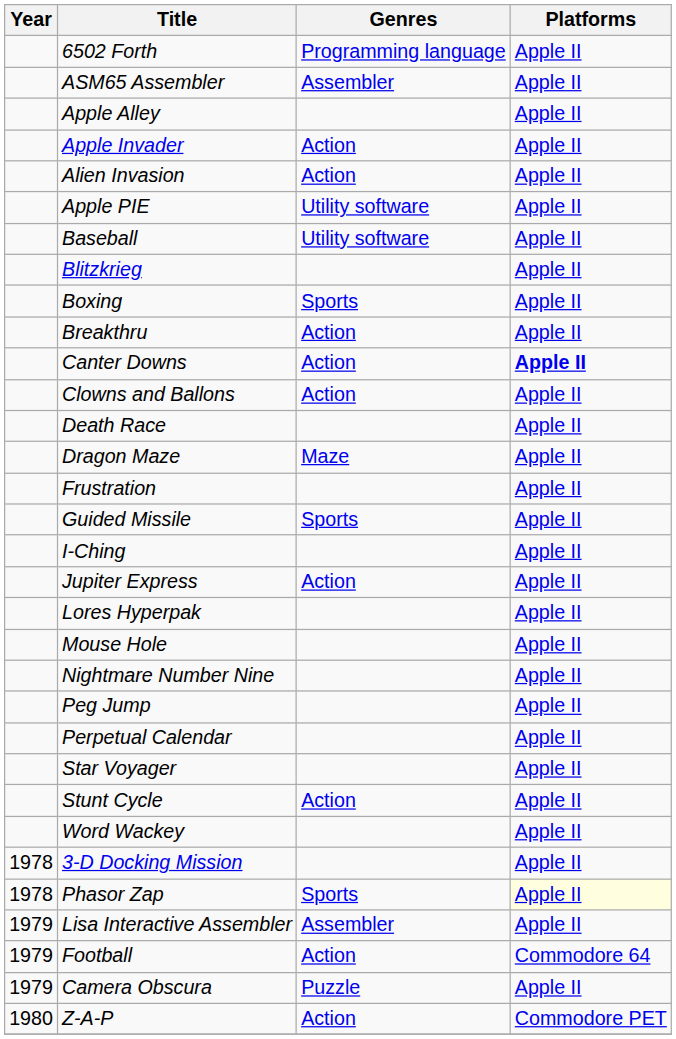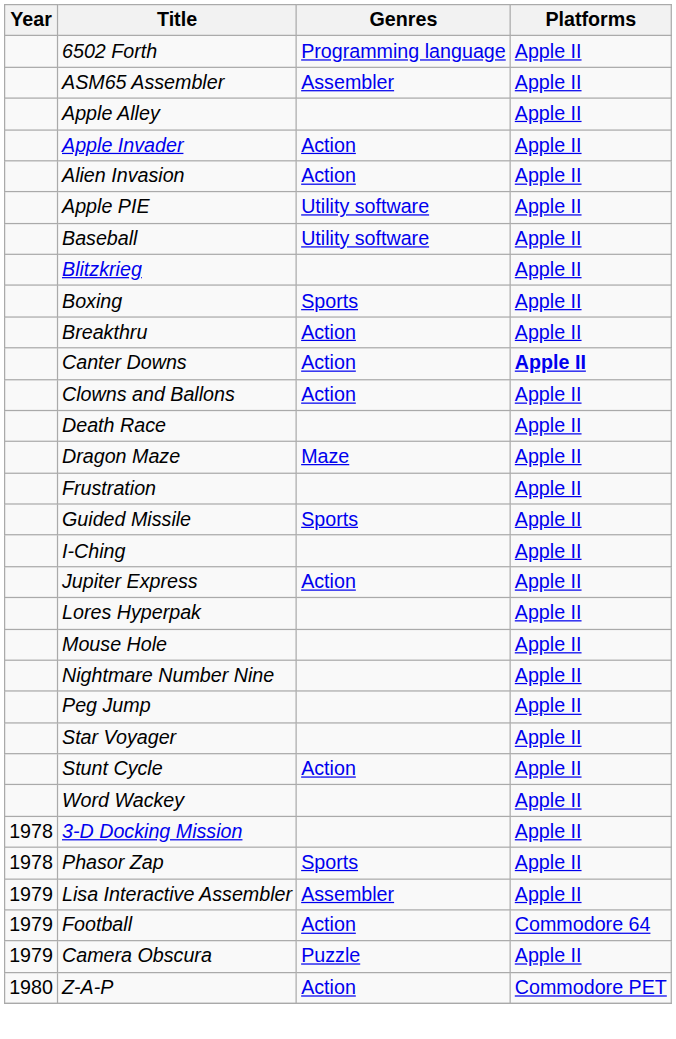- row: (147, 737)
(548, 894) lightyellow background -> (548, 862) no background
